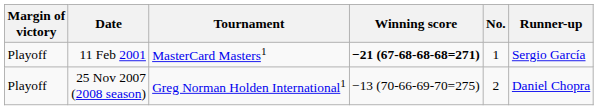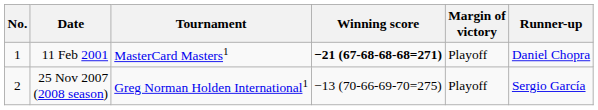columns swapped: (496, 23) <-> (36, 23)
(549, 54) Sergio García -> (551, 54) Daniel Chopra
(551, 86) Daniel Chopra -> (549, 86) Sergio García
